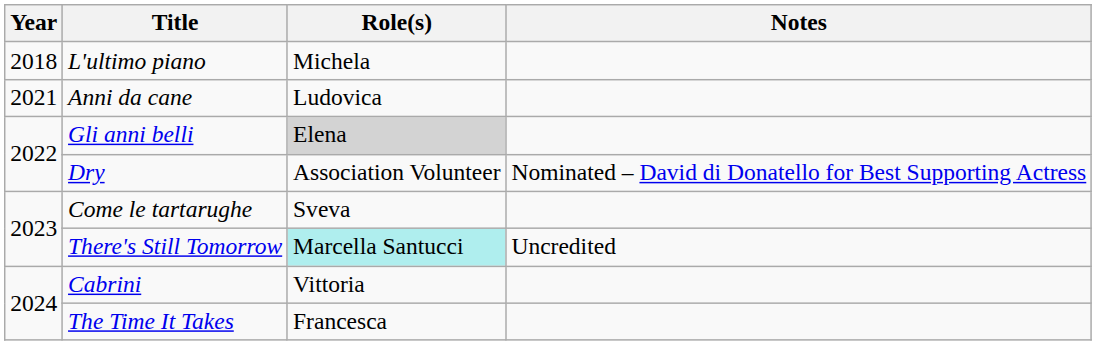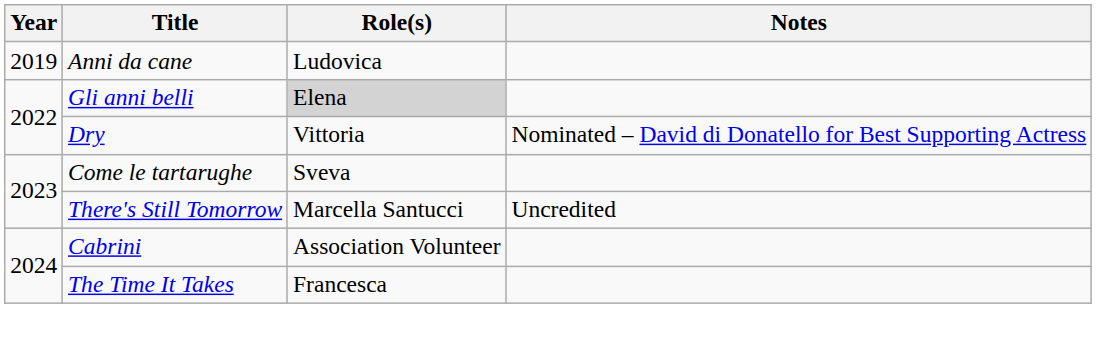- row: (137, 60)
(34, 97) 2021 -> (34, 60) 2019
(397, 172) Association Volunteer -> (329, 135) Vittoria
(378, 246) paleturquoise background -> (378, 209) no background
(329, 284) Vittoria -> (397, 246) Association Volunteer
